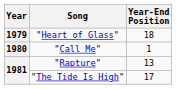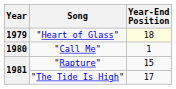(149, 35) no background -> (149, 35) lightyellow background
(149, 63) 13 -> (149, 63) 15
